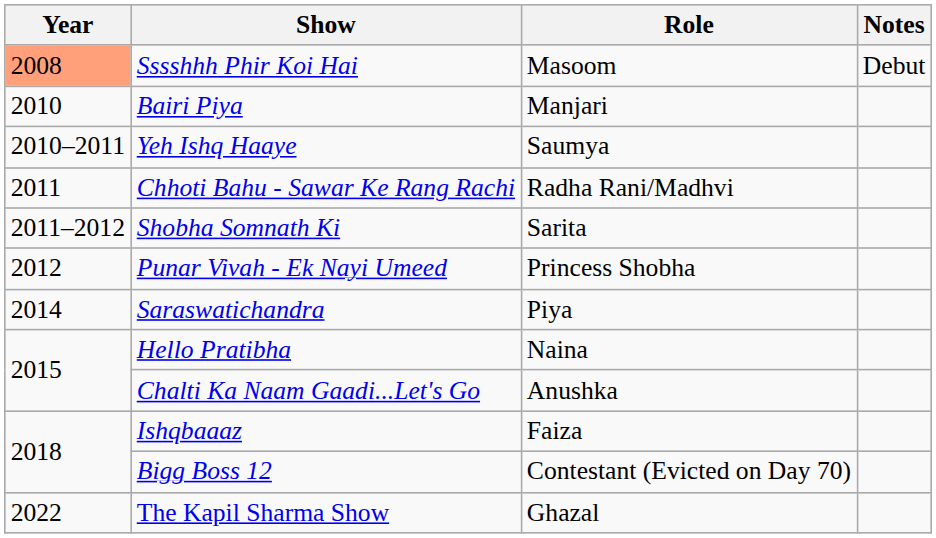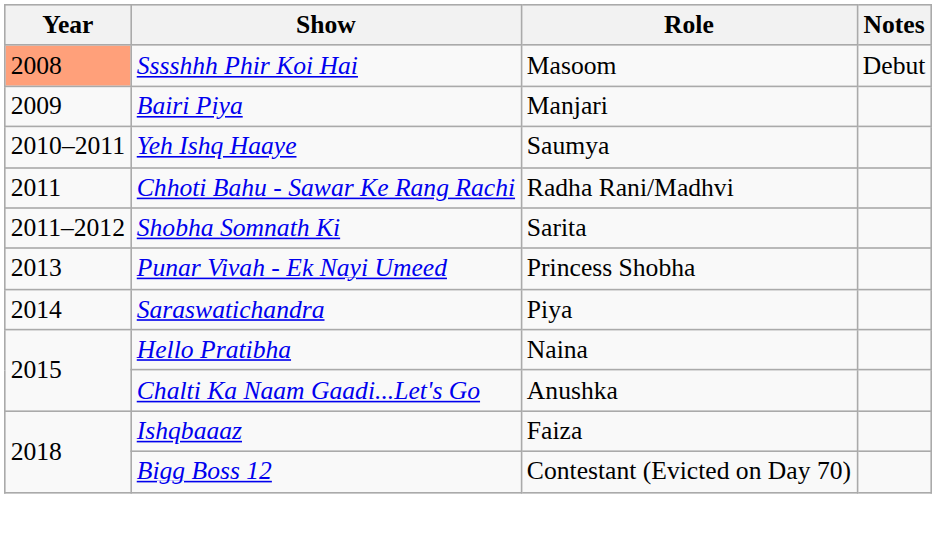(36, 106) 2010 -> (36, 106) 2009
(36, 268) 2012 -> (36, 268) 2013
- row: (263, 512)
